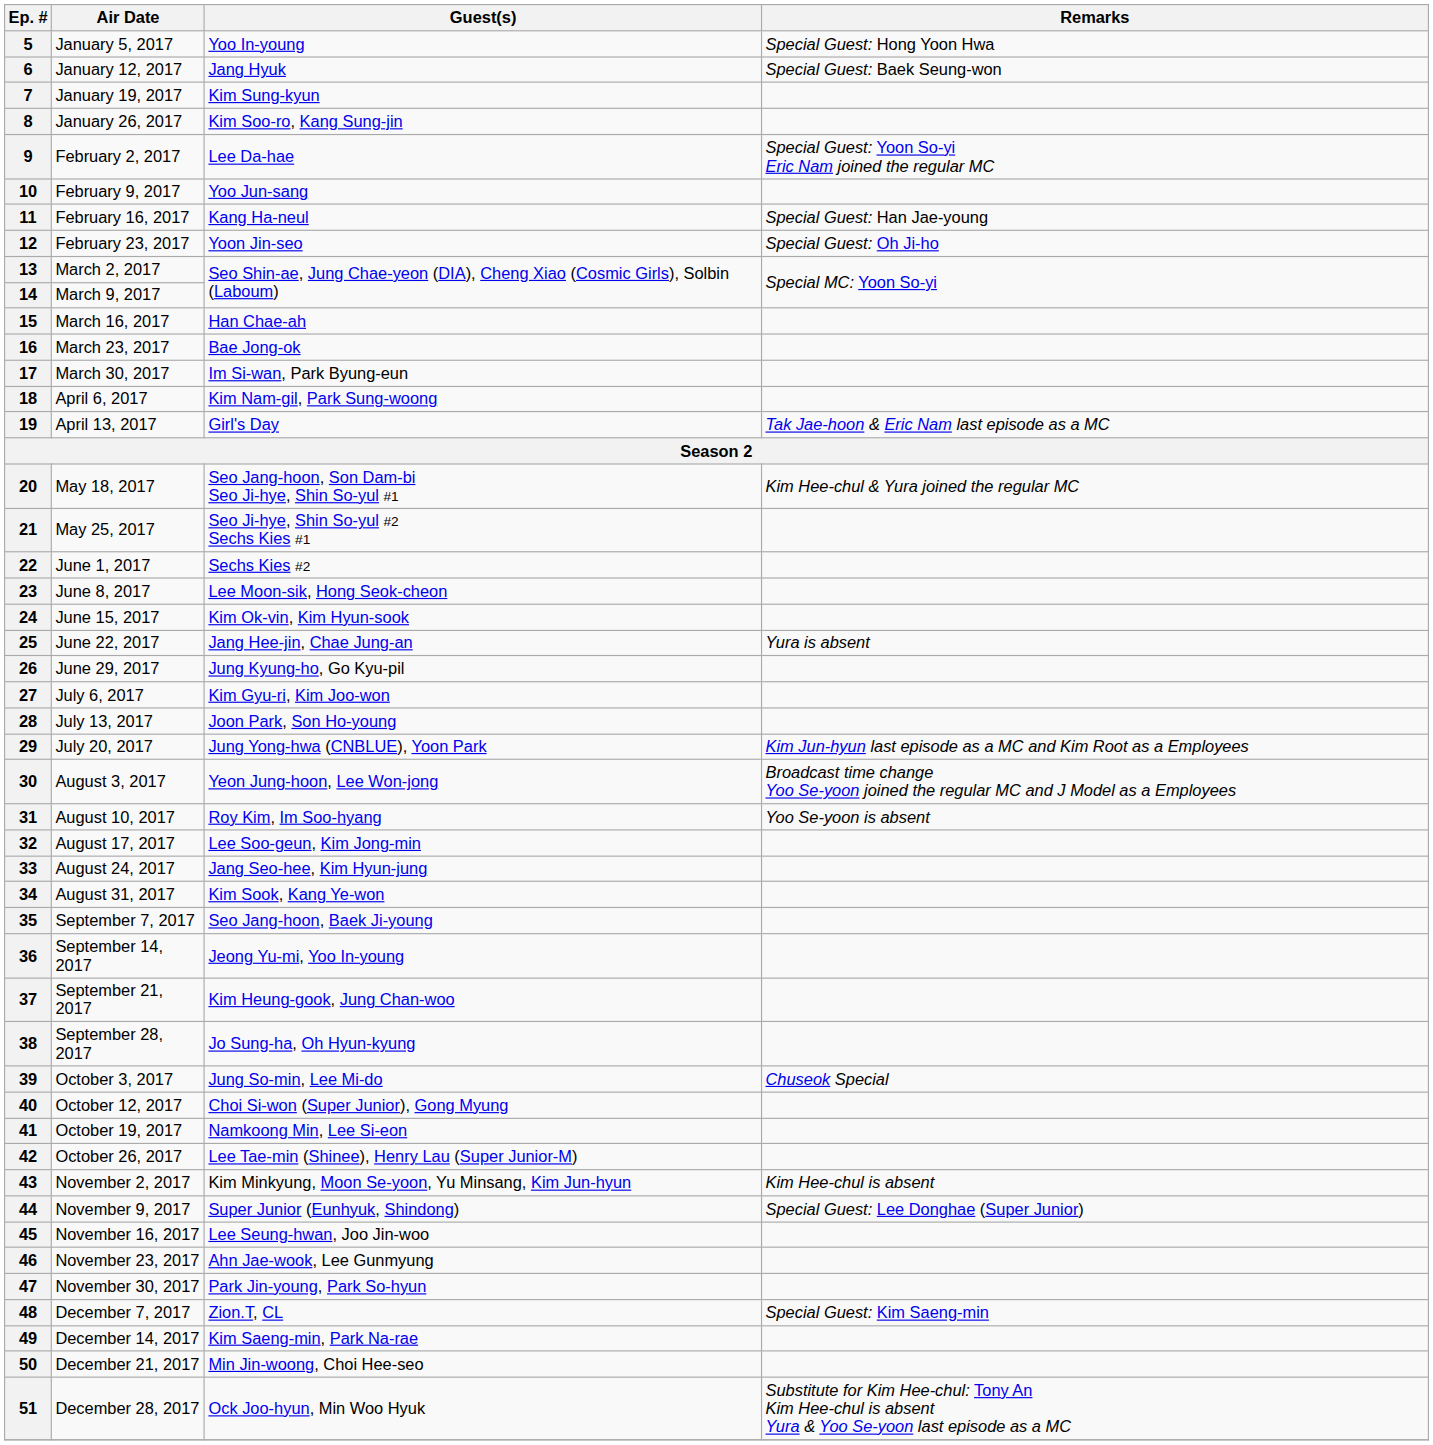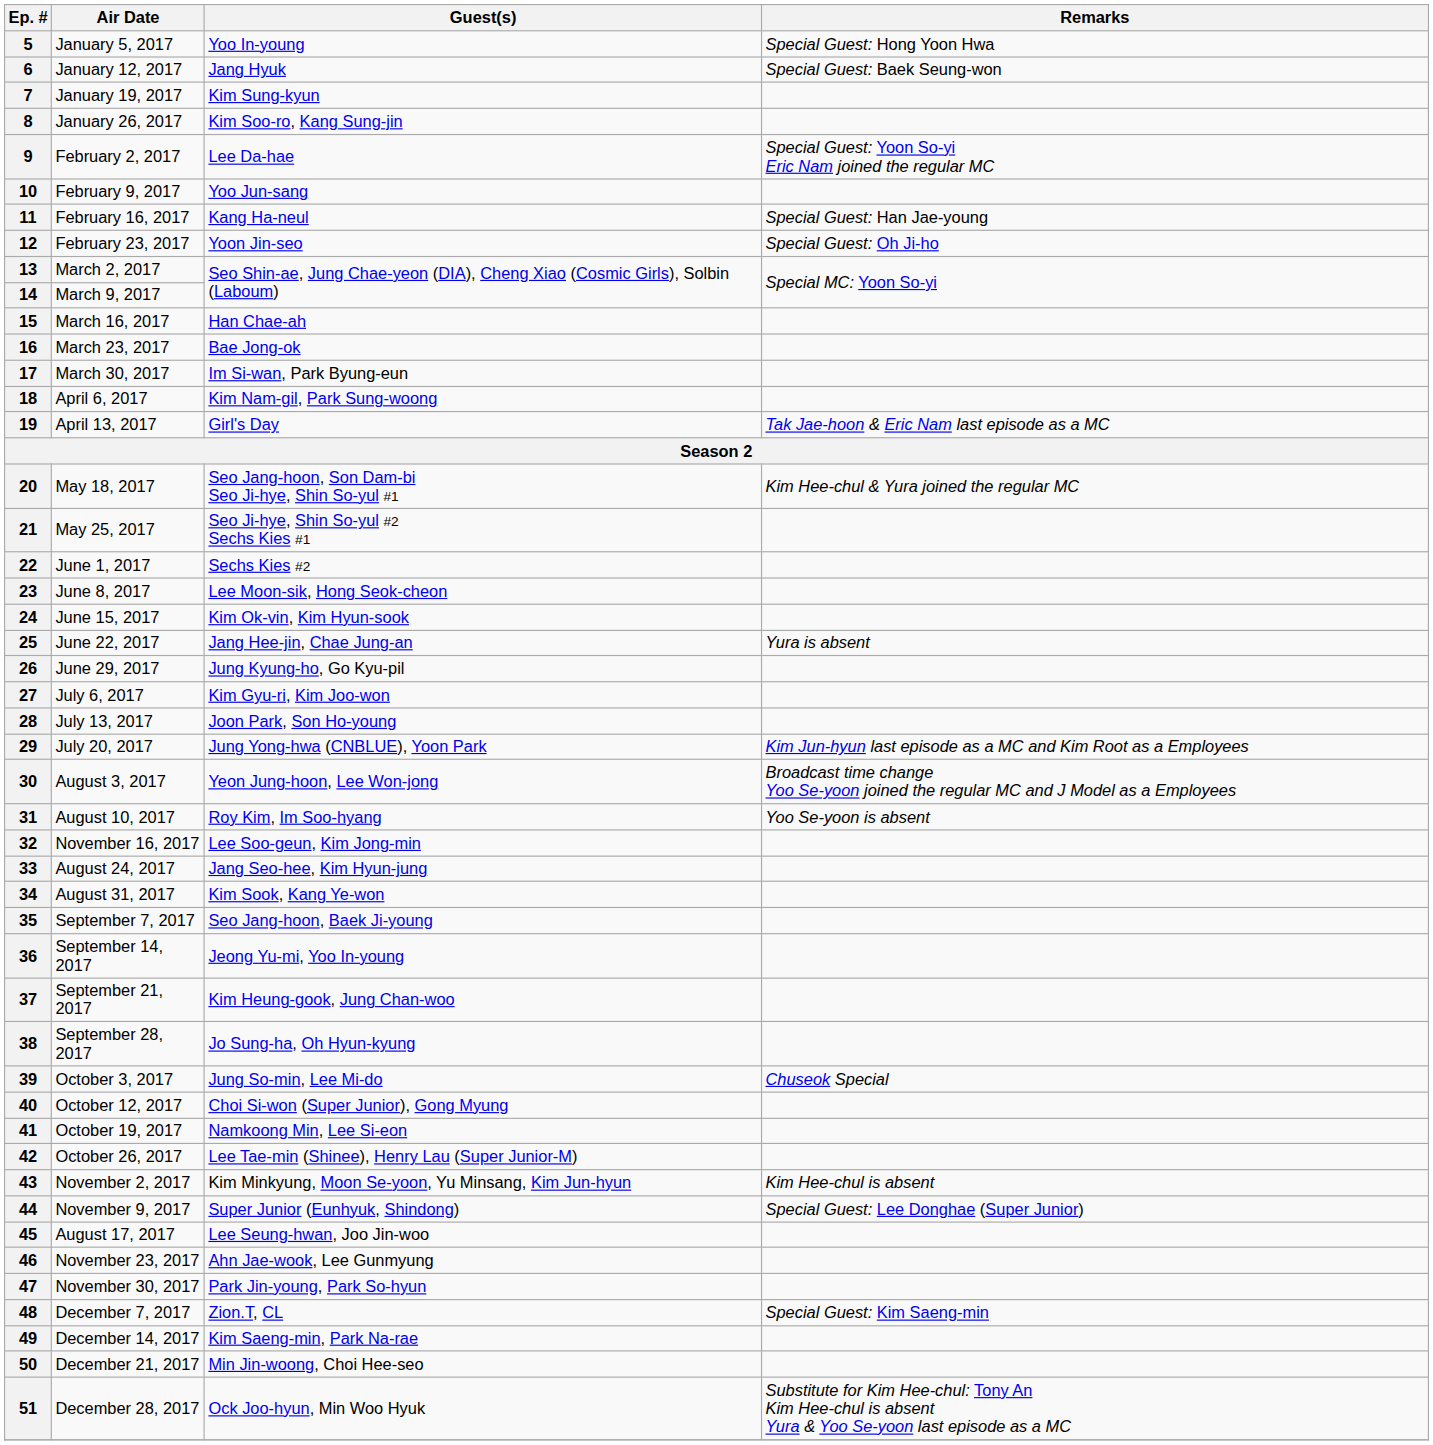(115, 843) August 17, 2017 -> (127, 843) November 16, 2017
(127, 1235) November 16, 2017 -> (115, 1235) August 17, 2017
